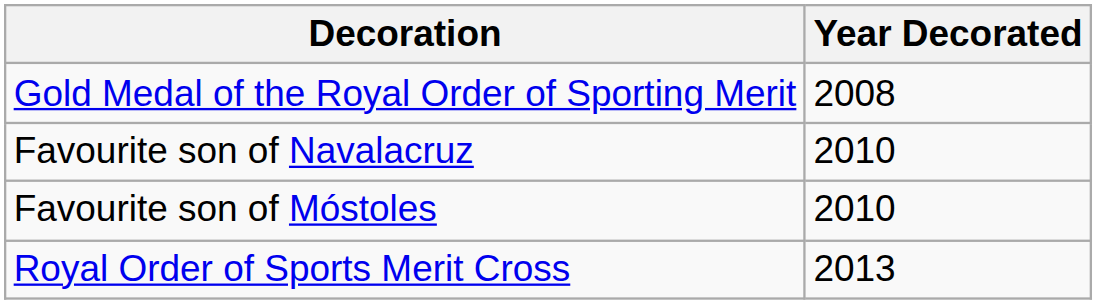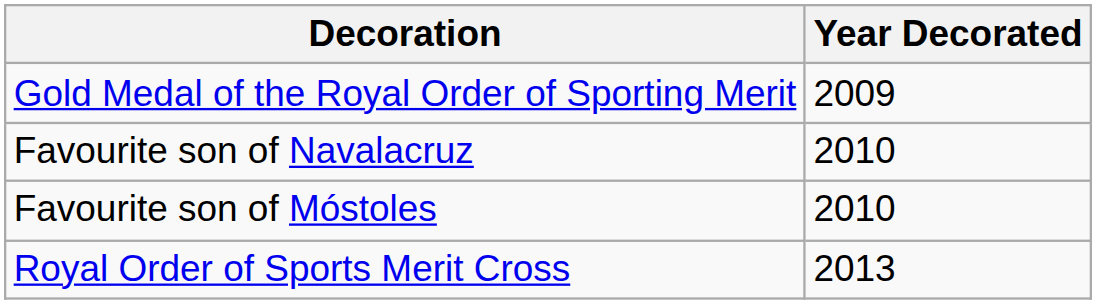(855, 92) 2008 -> (855, 92) 2009
